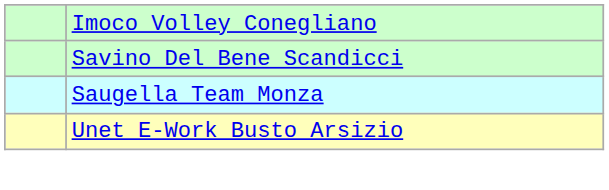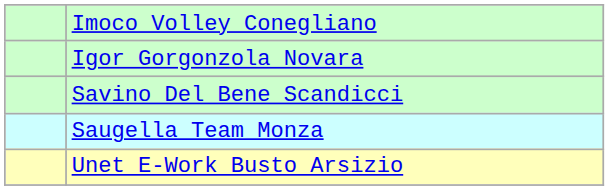+ row: (218, 59)
